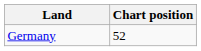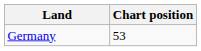(119, 35) 52 -> (119, 35) 53
